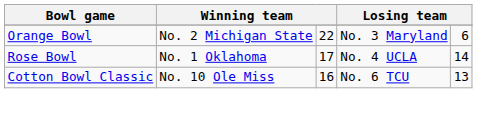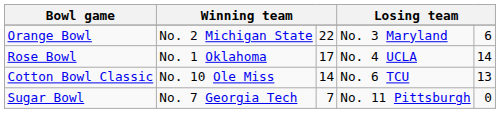(326, 77) 16 -> (326, 77) 14
+ row: (46, 98)
